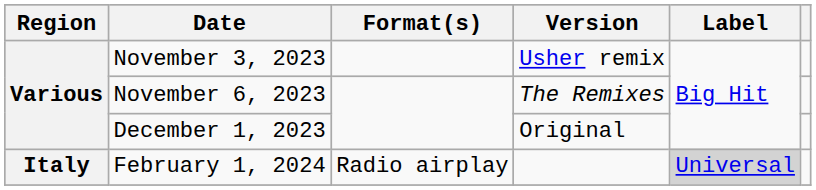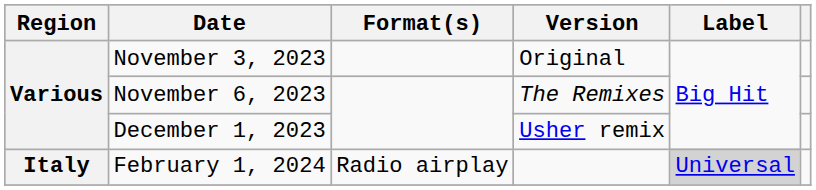(592, 59) Usher remix -> (572, 59) Original
(572, 131) Original -> (592, 131) Usher remix
